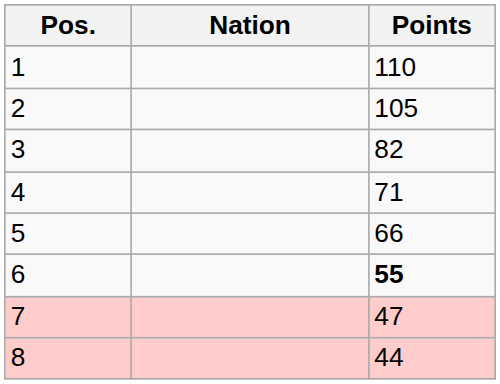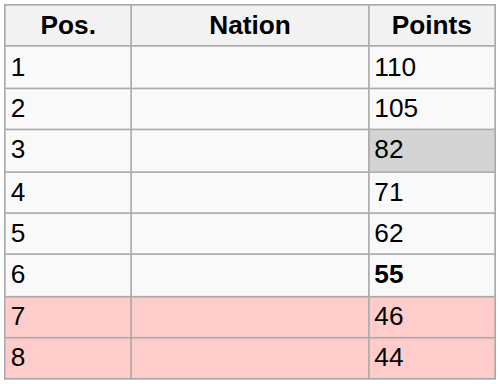(389, 150) no background -> (389, 150) lightgrey background
(389, 233) 66 -> (389, 233) 62
(389, 316) 47 -> (389, 316) 46
